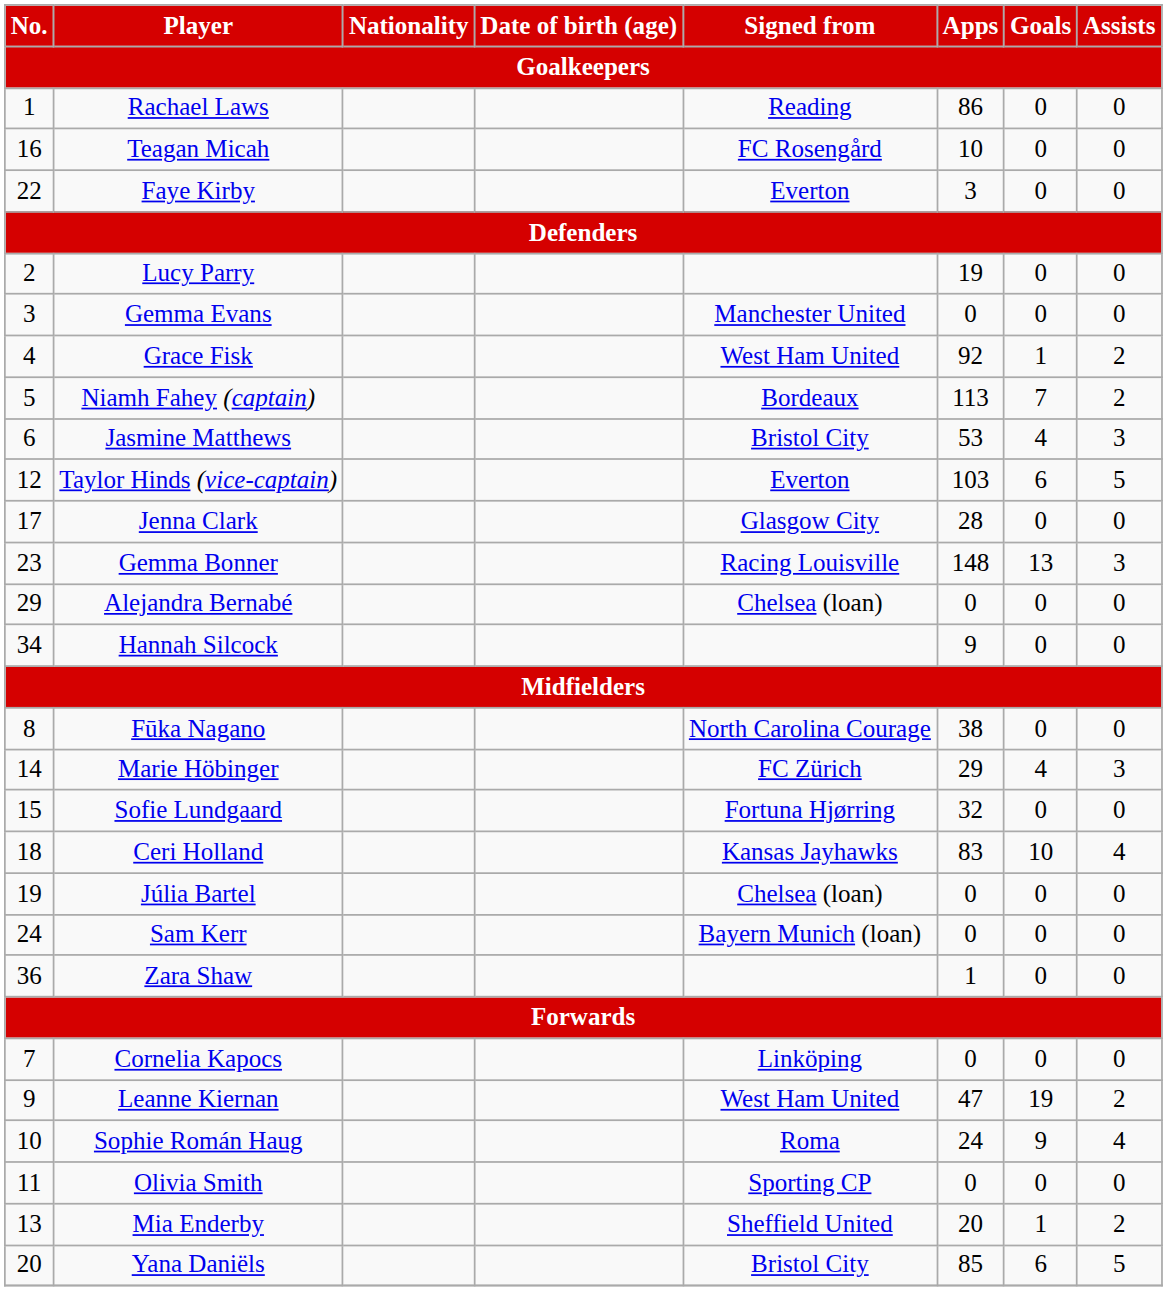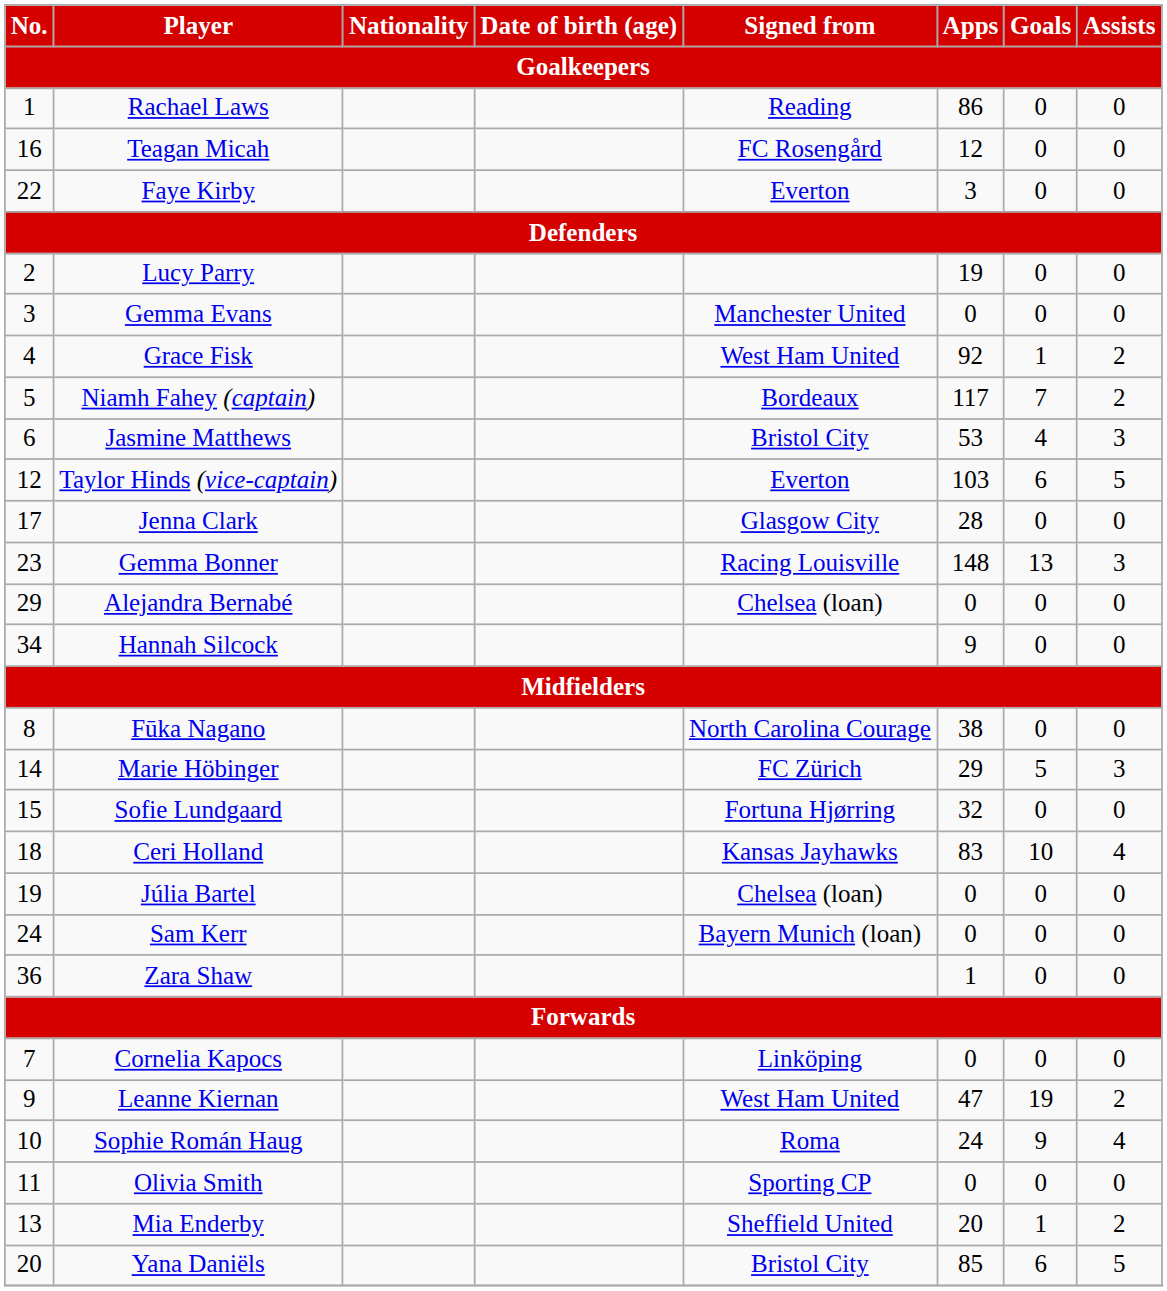(970, 149) 10 -> (970, 149) 12
(970, 397) 113 -> (970, 397) 117
(1041, 769) 4 -> (1041, 769) 5
